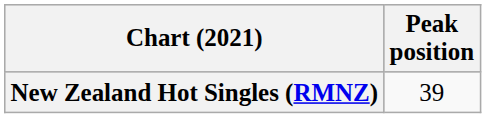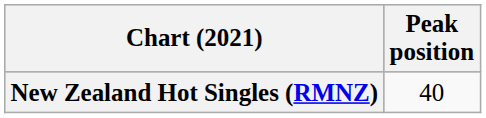(432, 91) 39 -> (432, 91) 40
